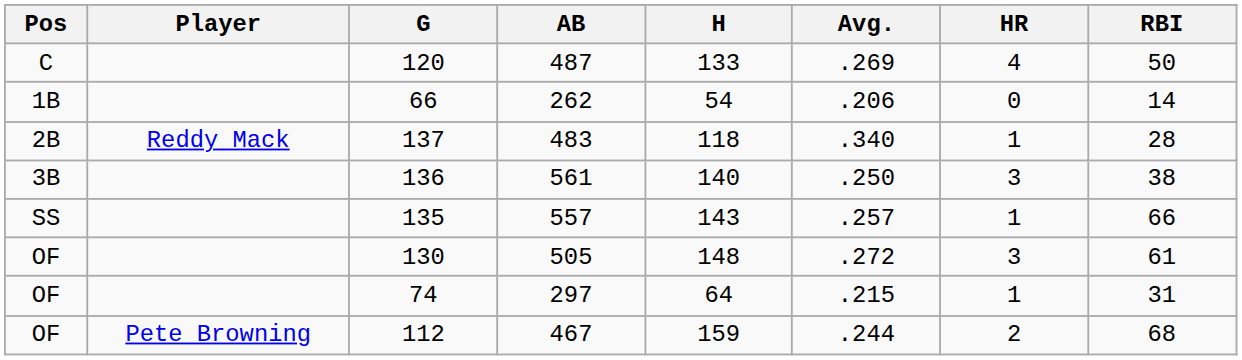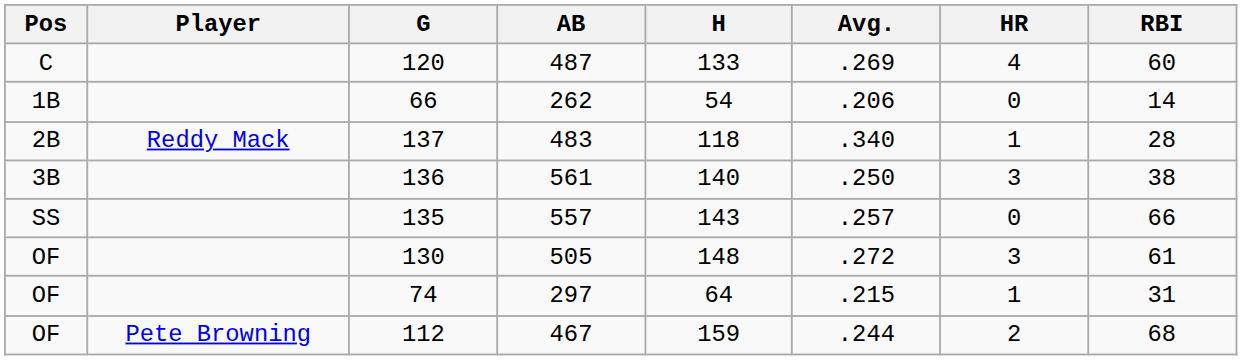(1162, 63) 50 -> (1162, 63) 60
(1014, 218) 1 -> (1014, 218) 0
